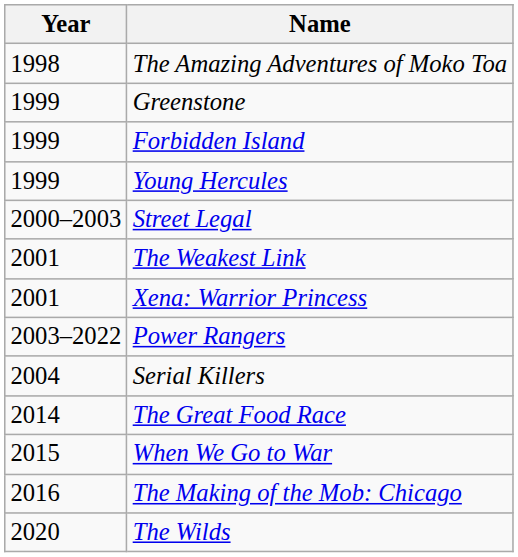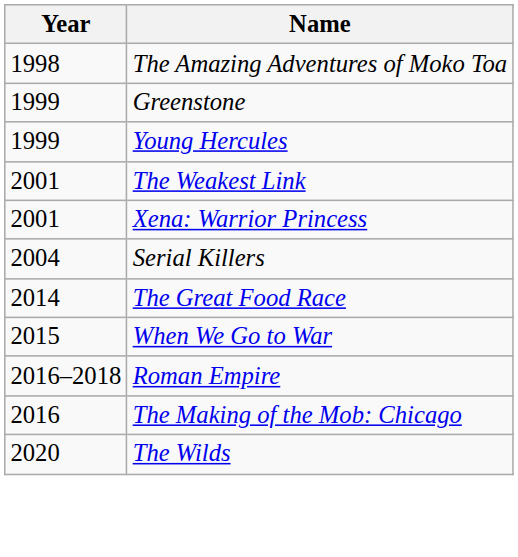- row: (219, 141)
- row: (192, 219)
- row: (209, 336)
+ row: (206, 375)
